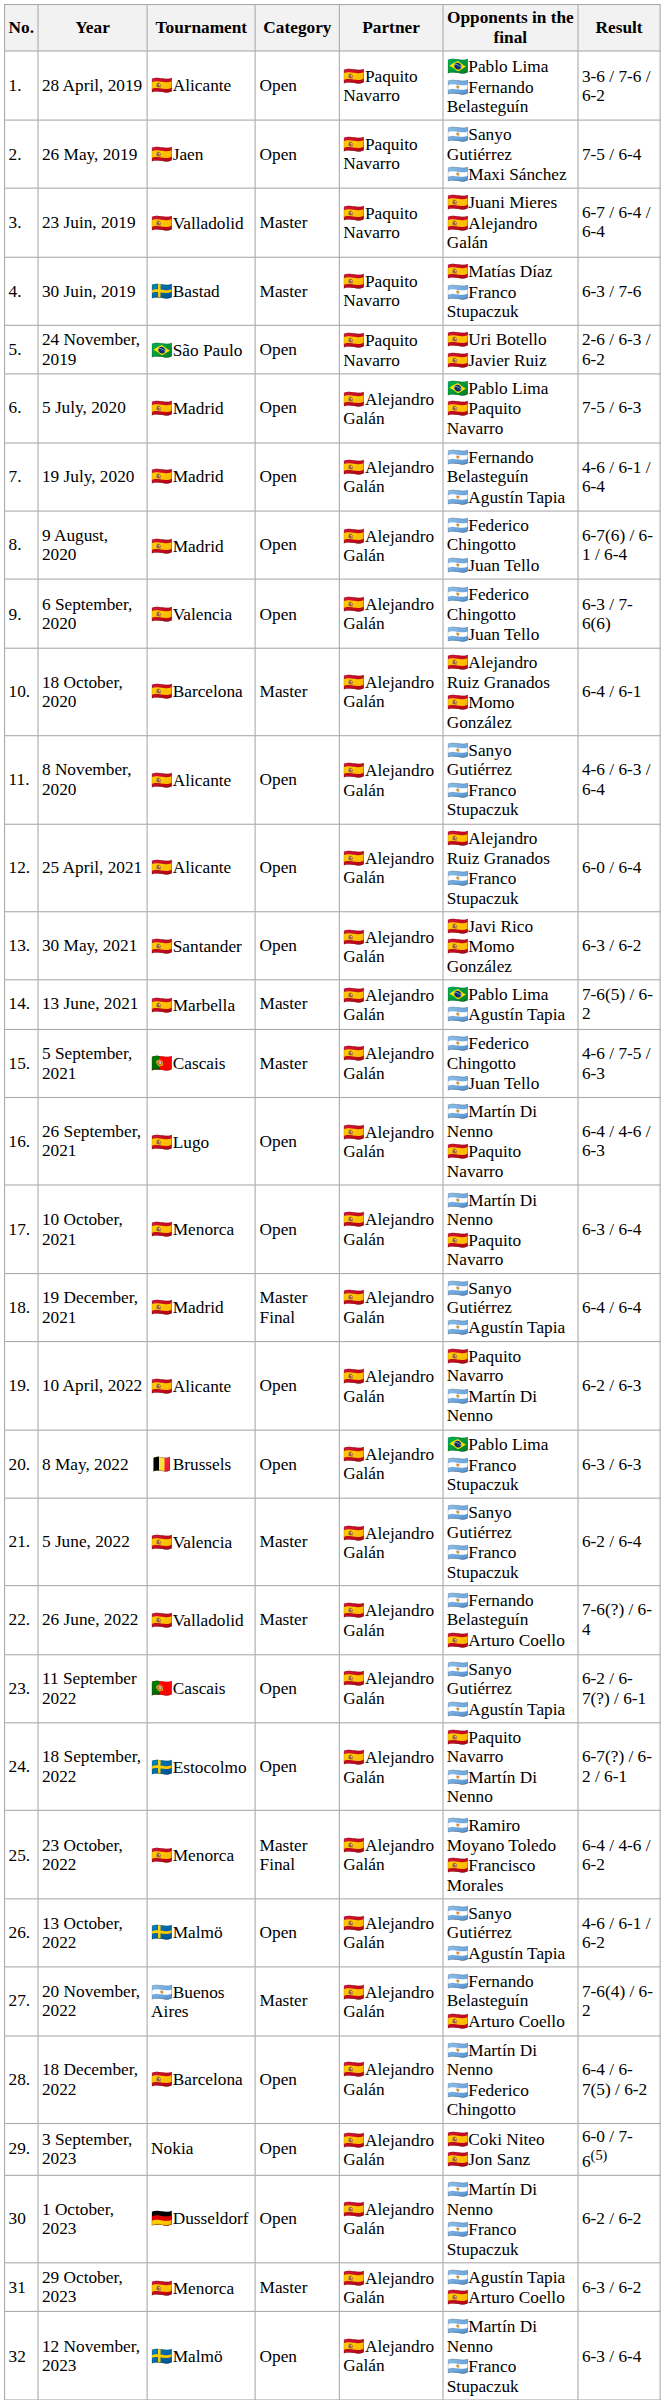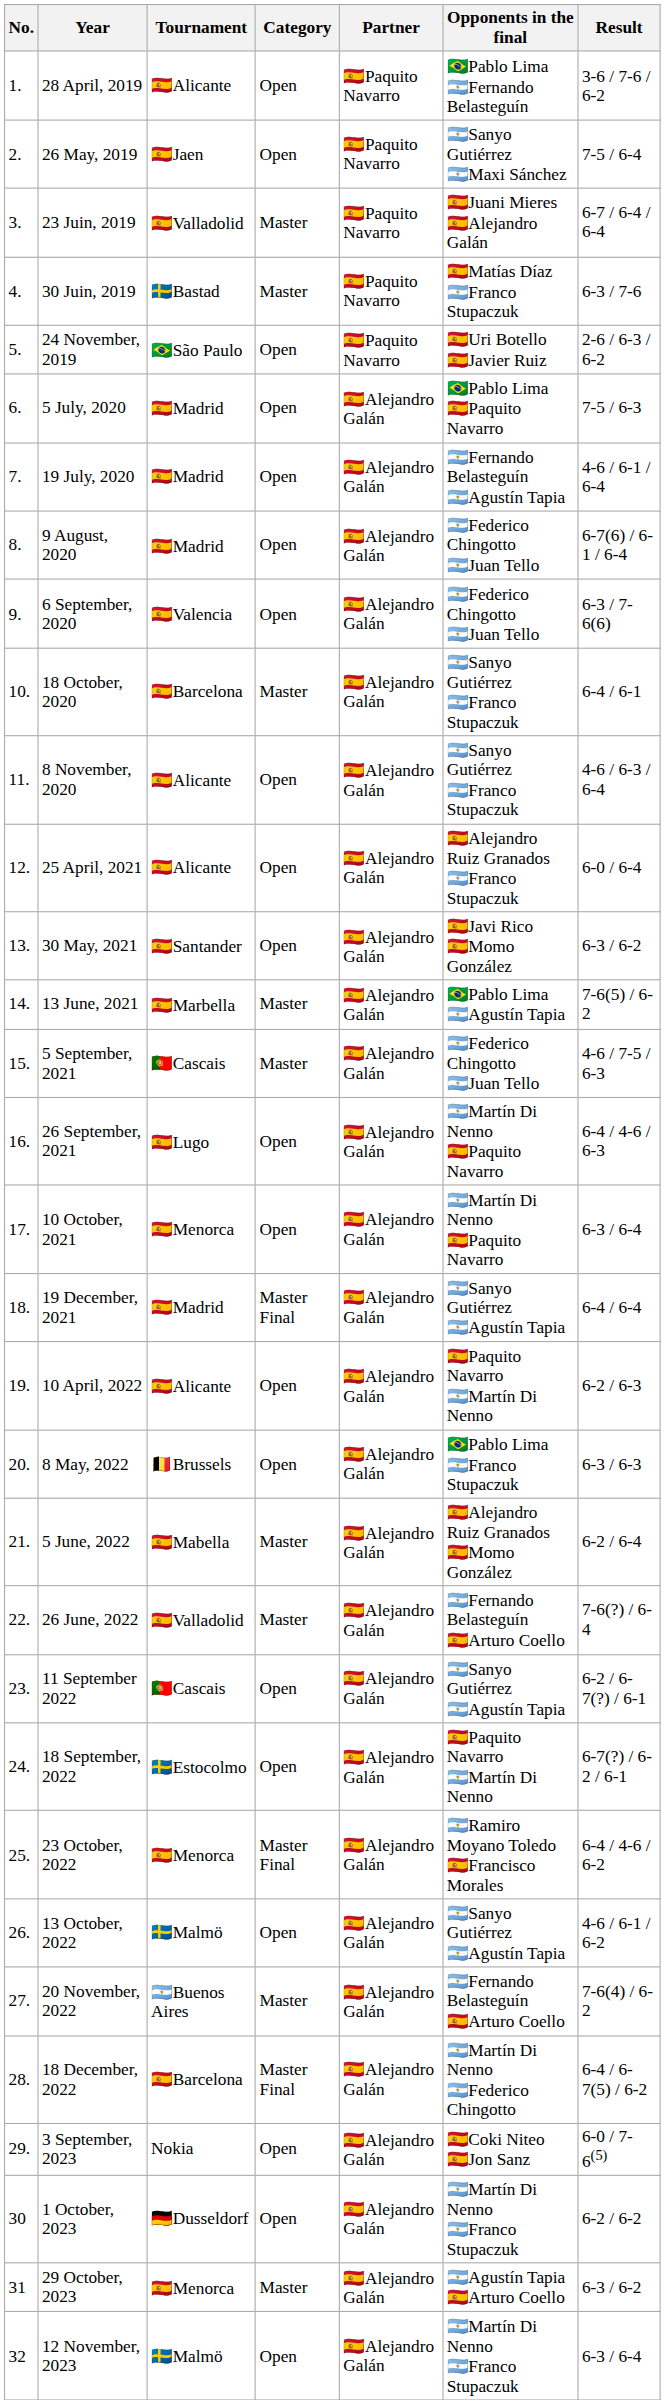(498, 692) 🇪🇸Alejandro Ruiz Granados 🇪🇸Momo González -> (483, 692) 🇦🇷Sanyo Gutiérrez 🇦🇷Franco Stupaczuk
(192, 1542) 🇪🇸Valencia -> (190, 1542) 🇪🇸Mabella
(483, 1542) 🇦🇷Sanyo Gutiérrez 🇦🇷Franco Stupaczuk -> (498, 1542) 🇪🇸Alejandro Ruiz Granados 🇪🇸Momo González
(278, 2079) Open -> (284, 2079) Master Final
